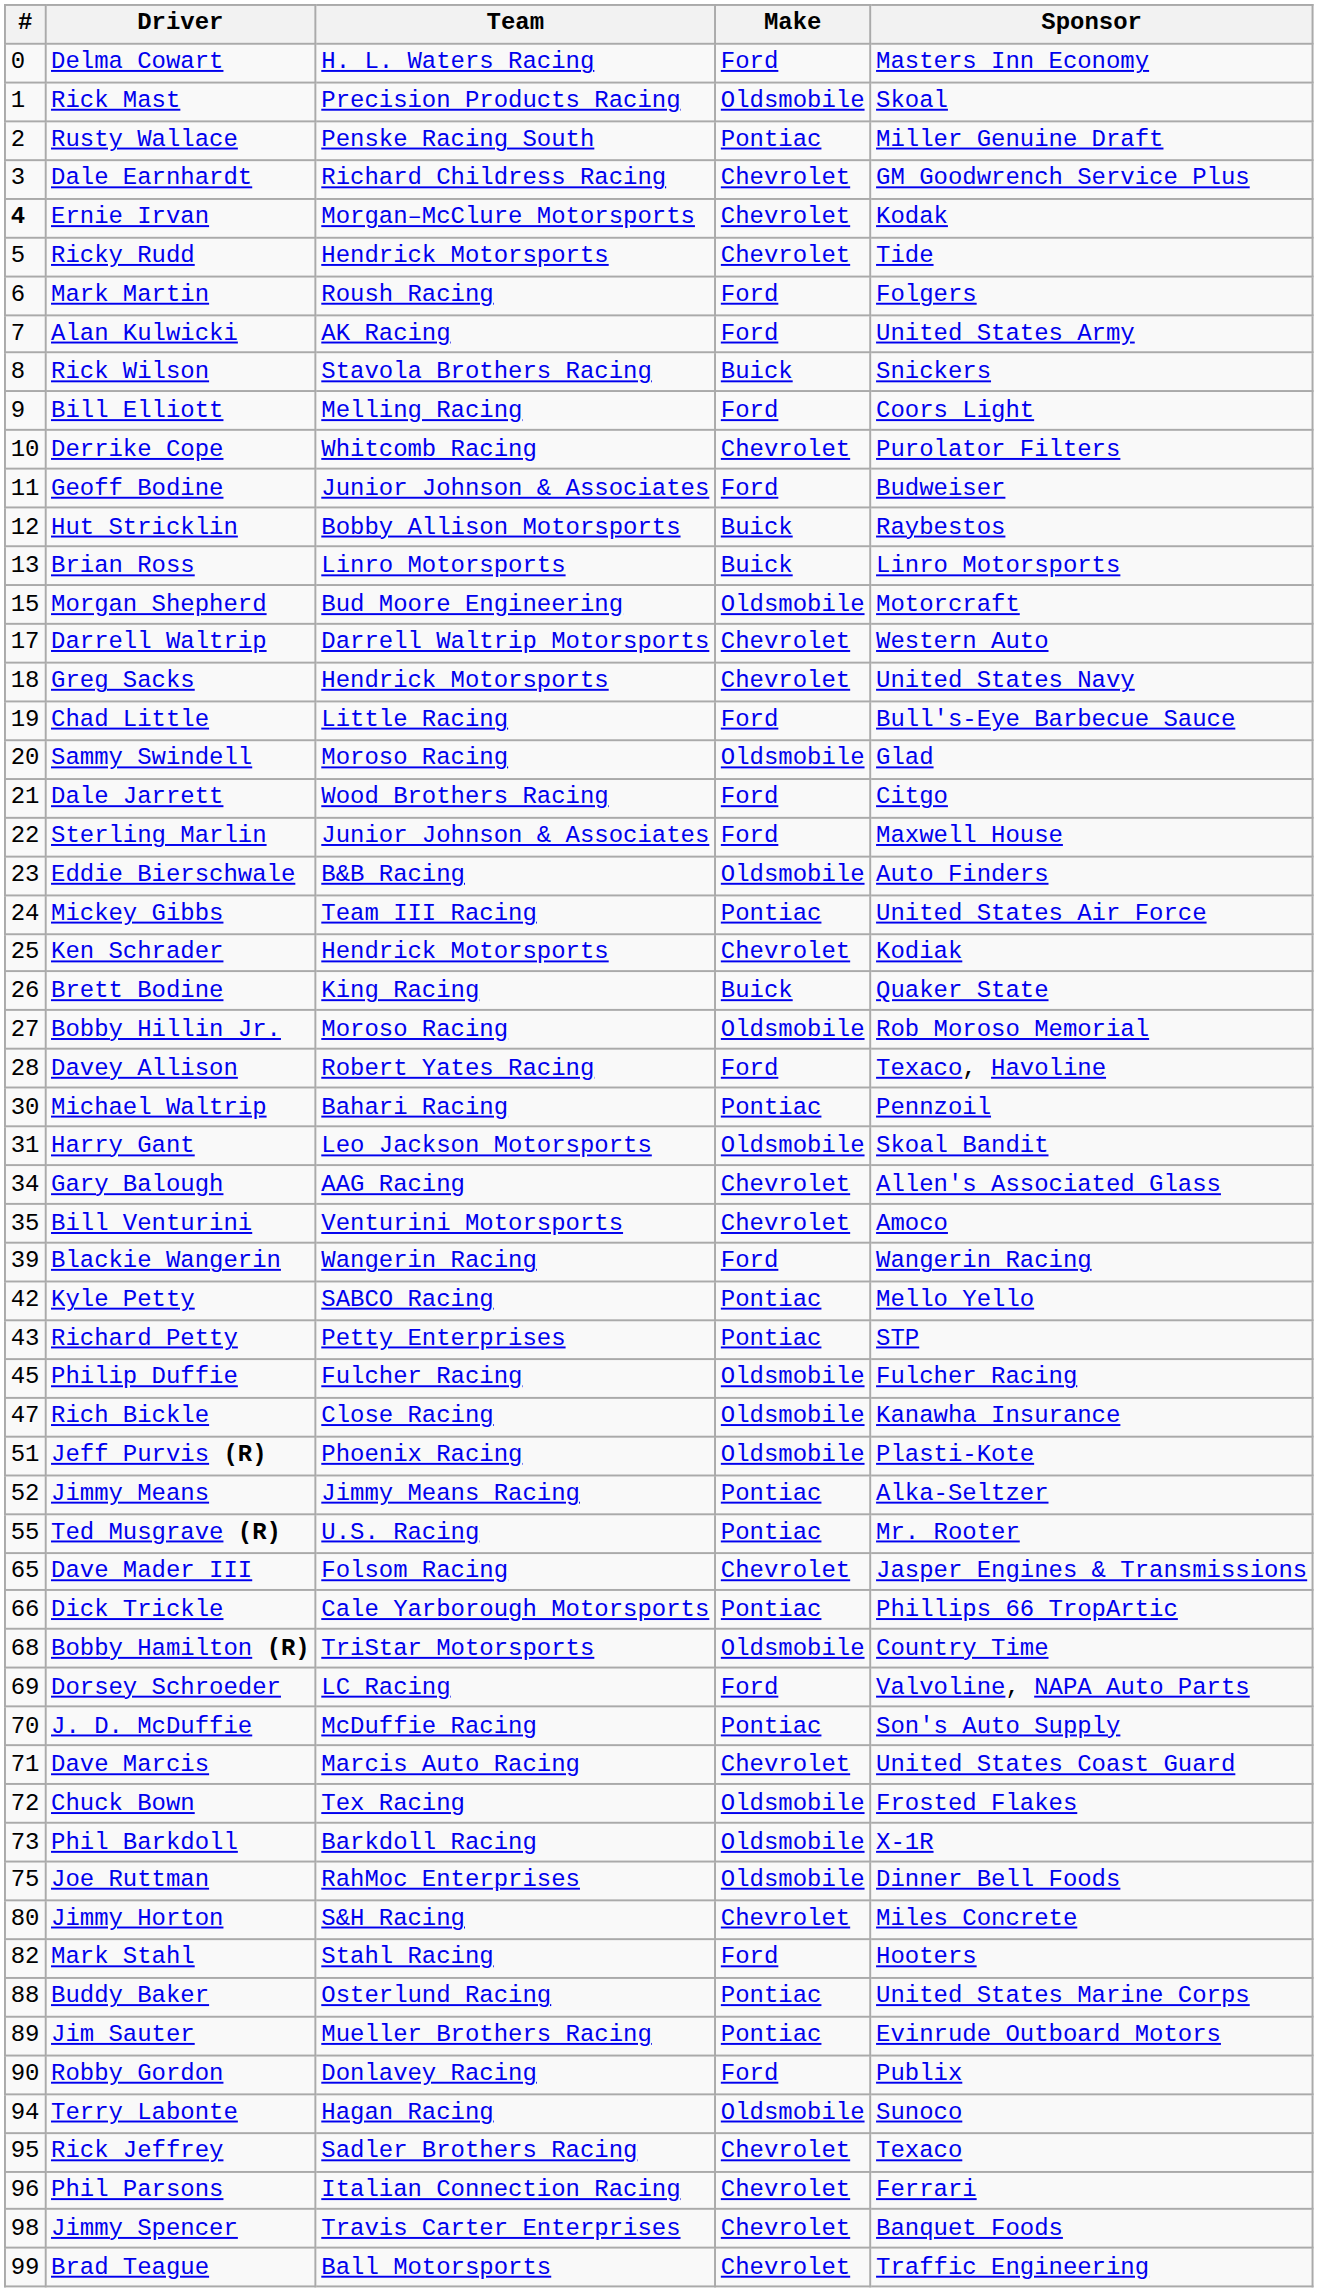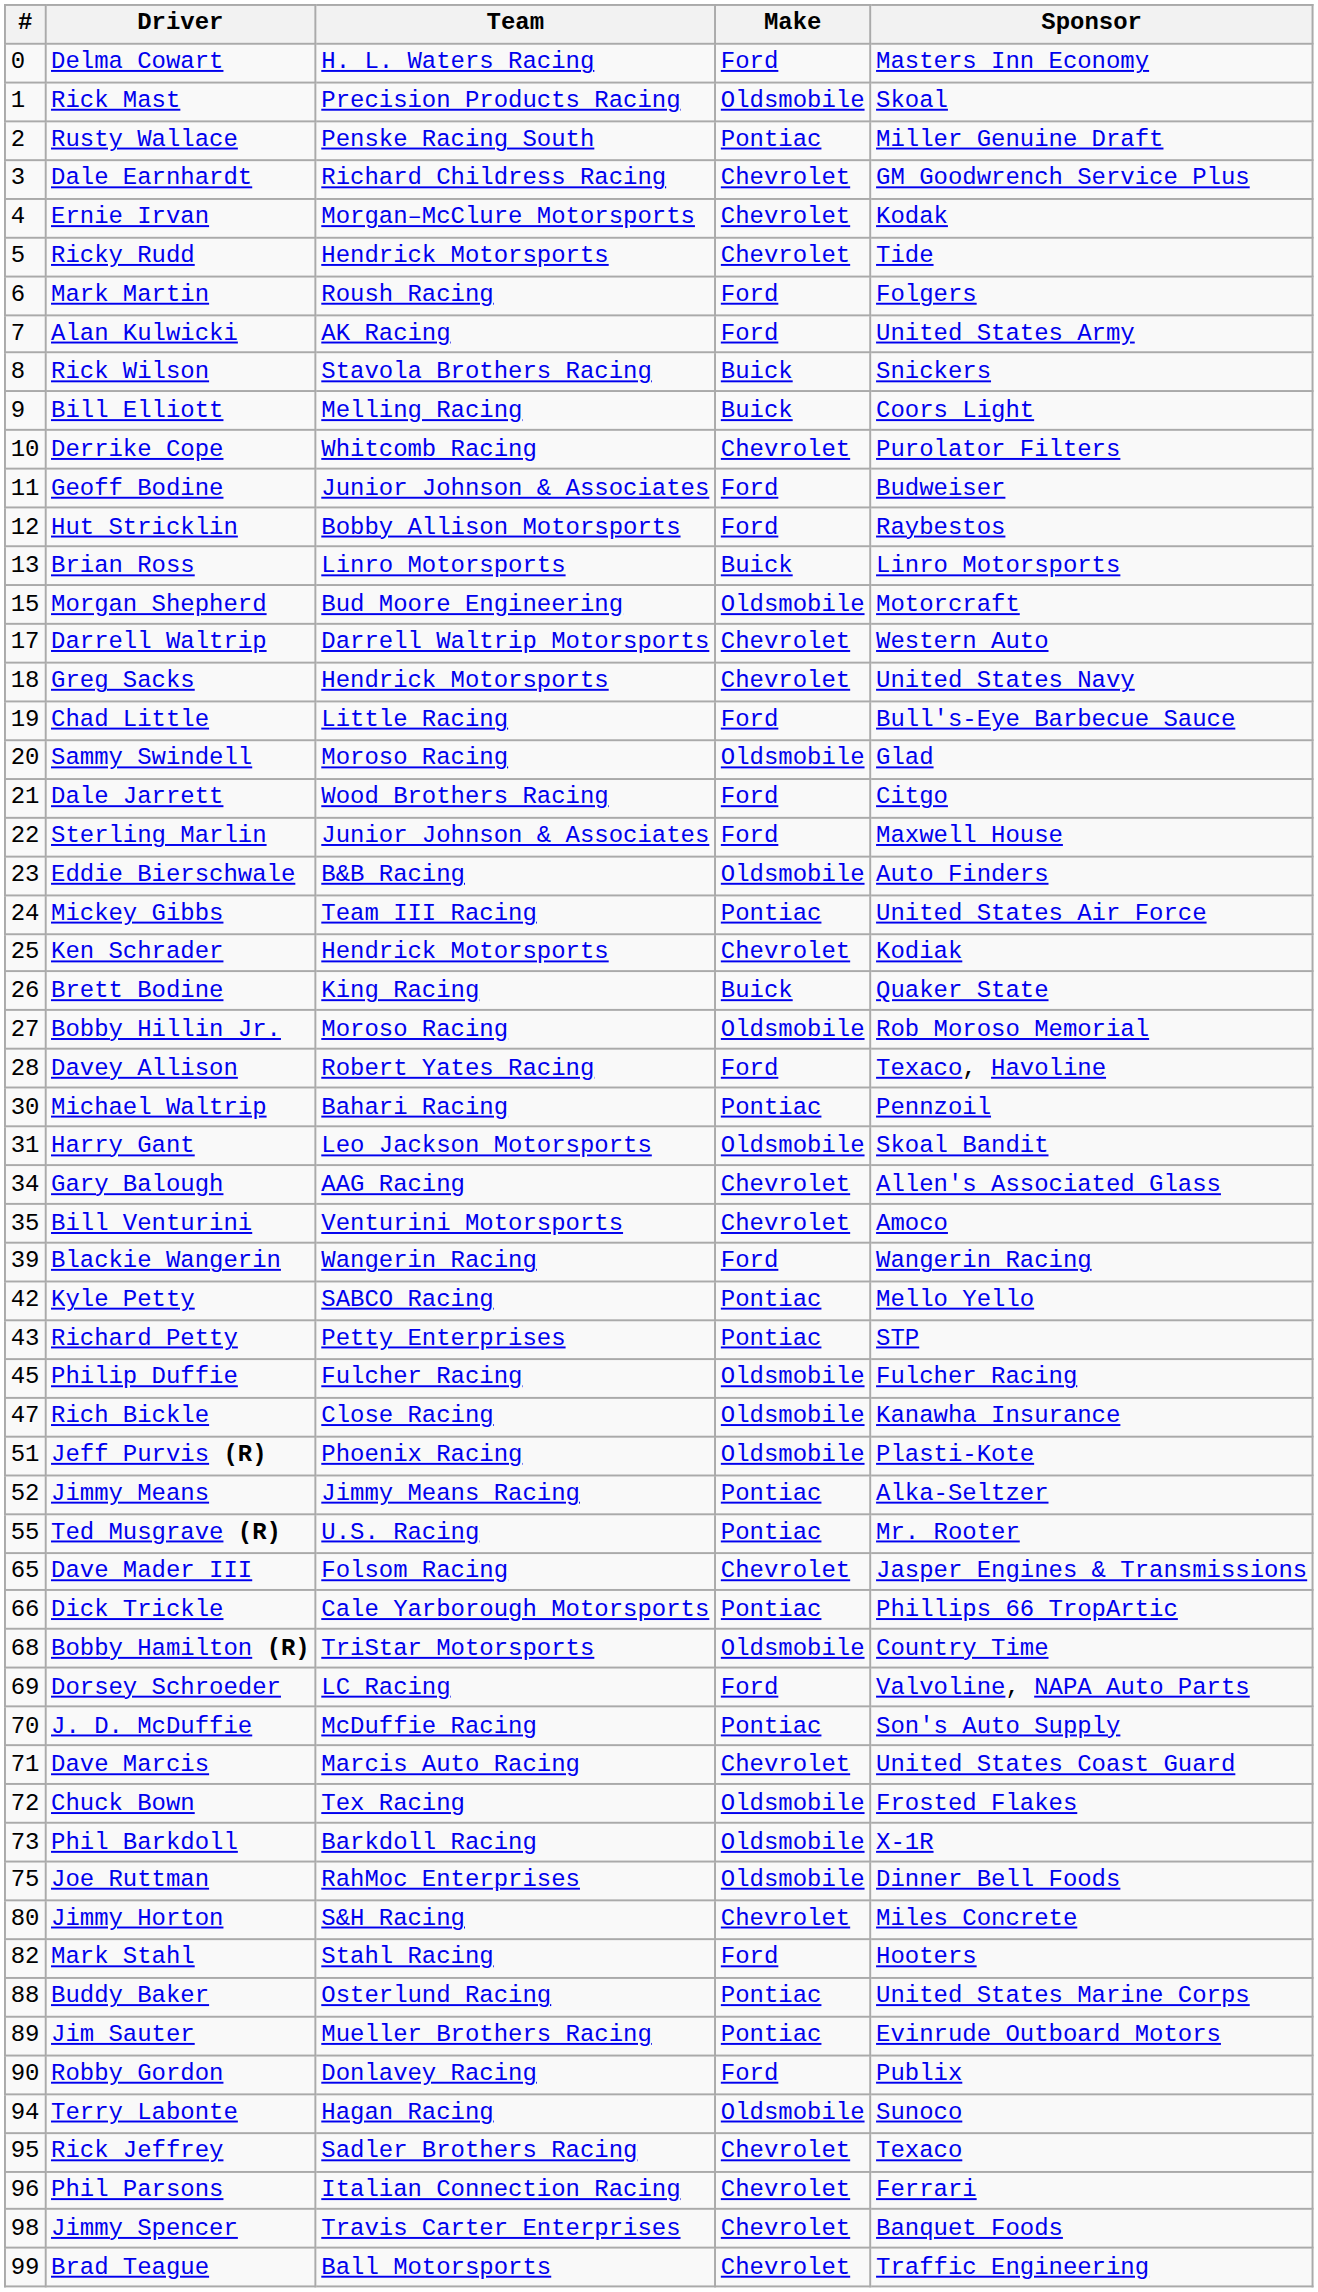(18, 218) bold -> (18, 218) normal
(750, 411) Ford -> (757, 411) Buick
(757, 527) Buick -> (750, 527) Ford
